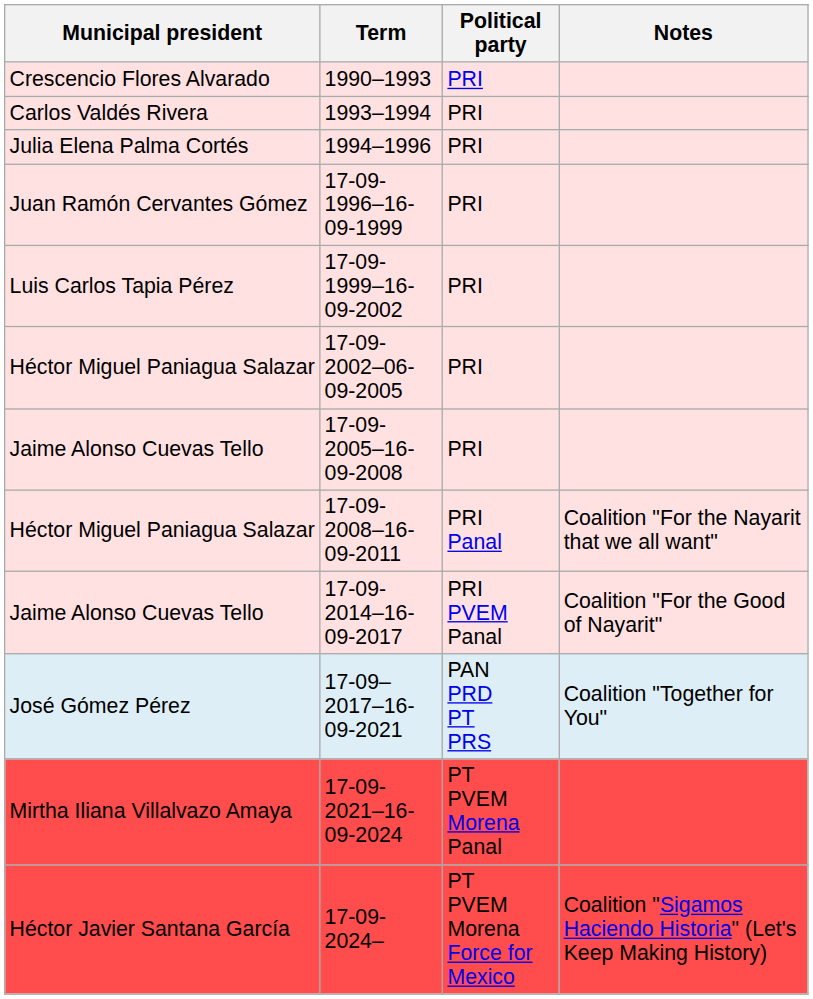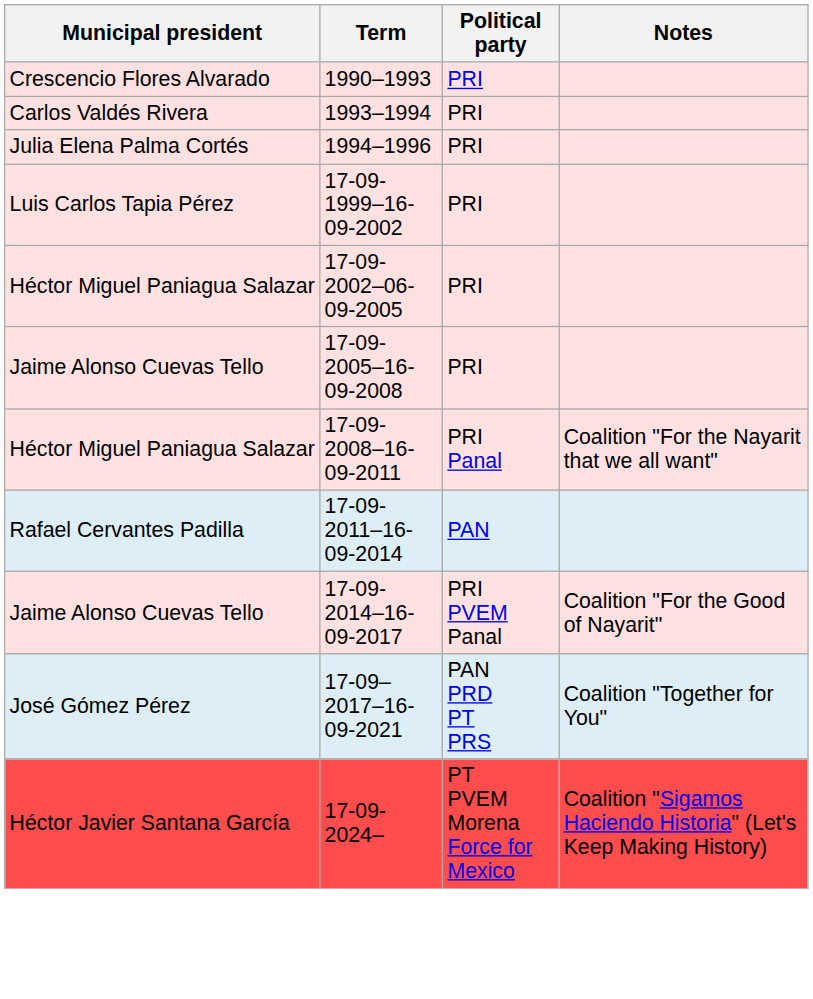- row: (370, 204)
+ row: (369, 530)
- row: (370, 811)
